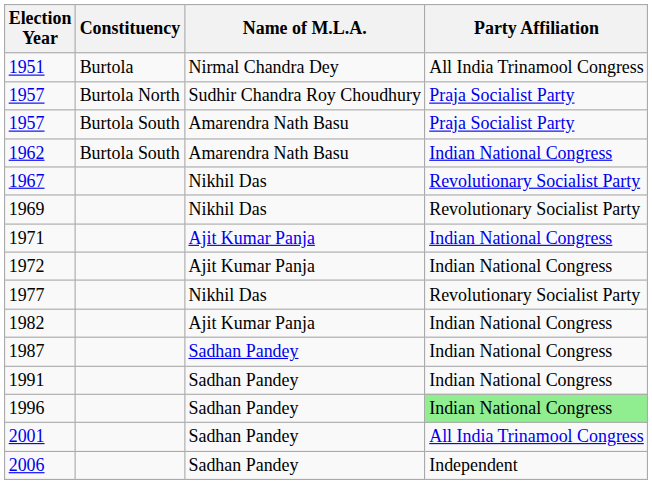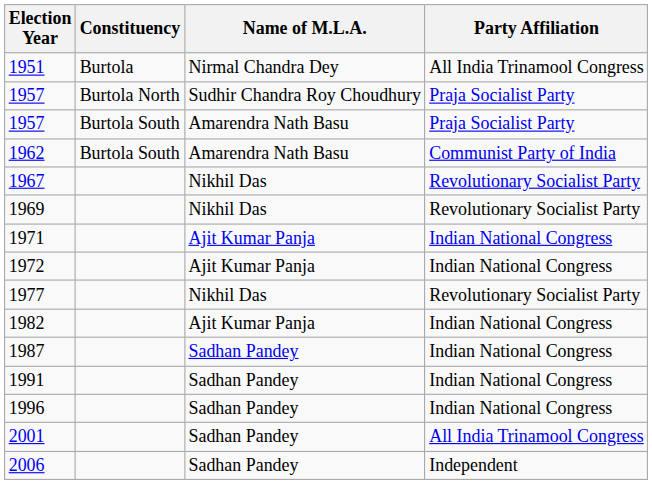(521, 152) Indian National Congress -> (523, 152) Communist Party of India
(521, 408) lightgreen background -> (521, 408) no background
